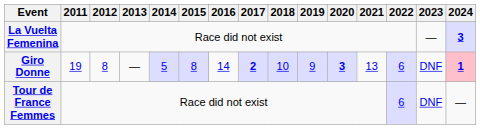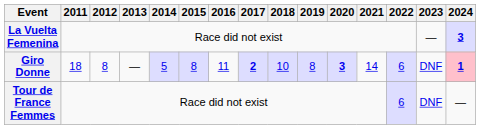(75, 66) 19 -> (75, 66) 18
(223, 66) 14 -> (223, 66) 11
(312, 66) 9 -> (312, 66) 8
(372, 66) 13 -> (372, 66) 14
